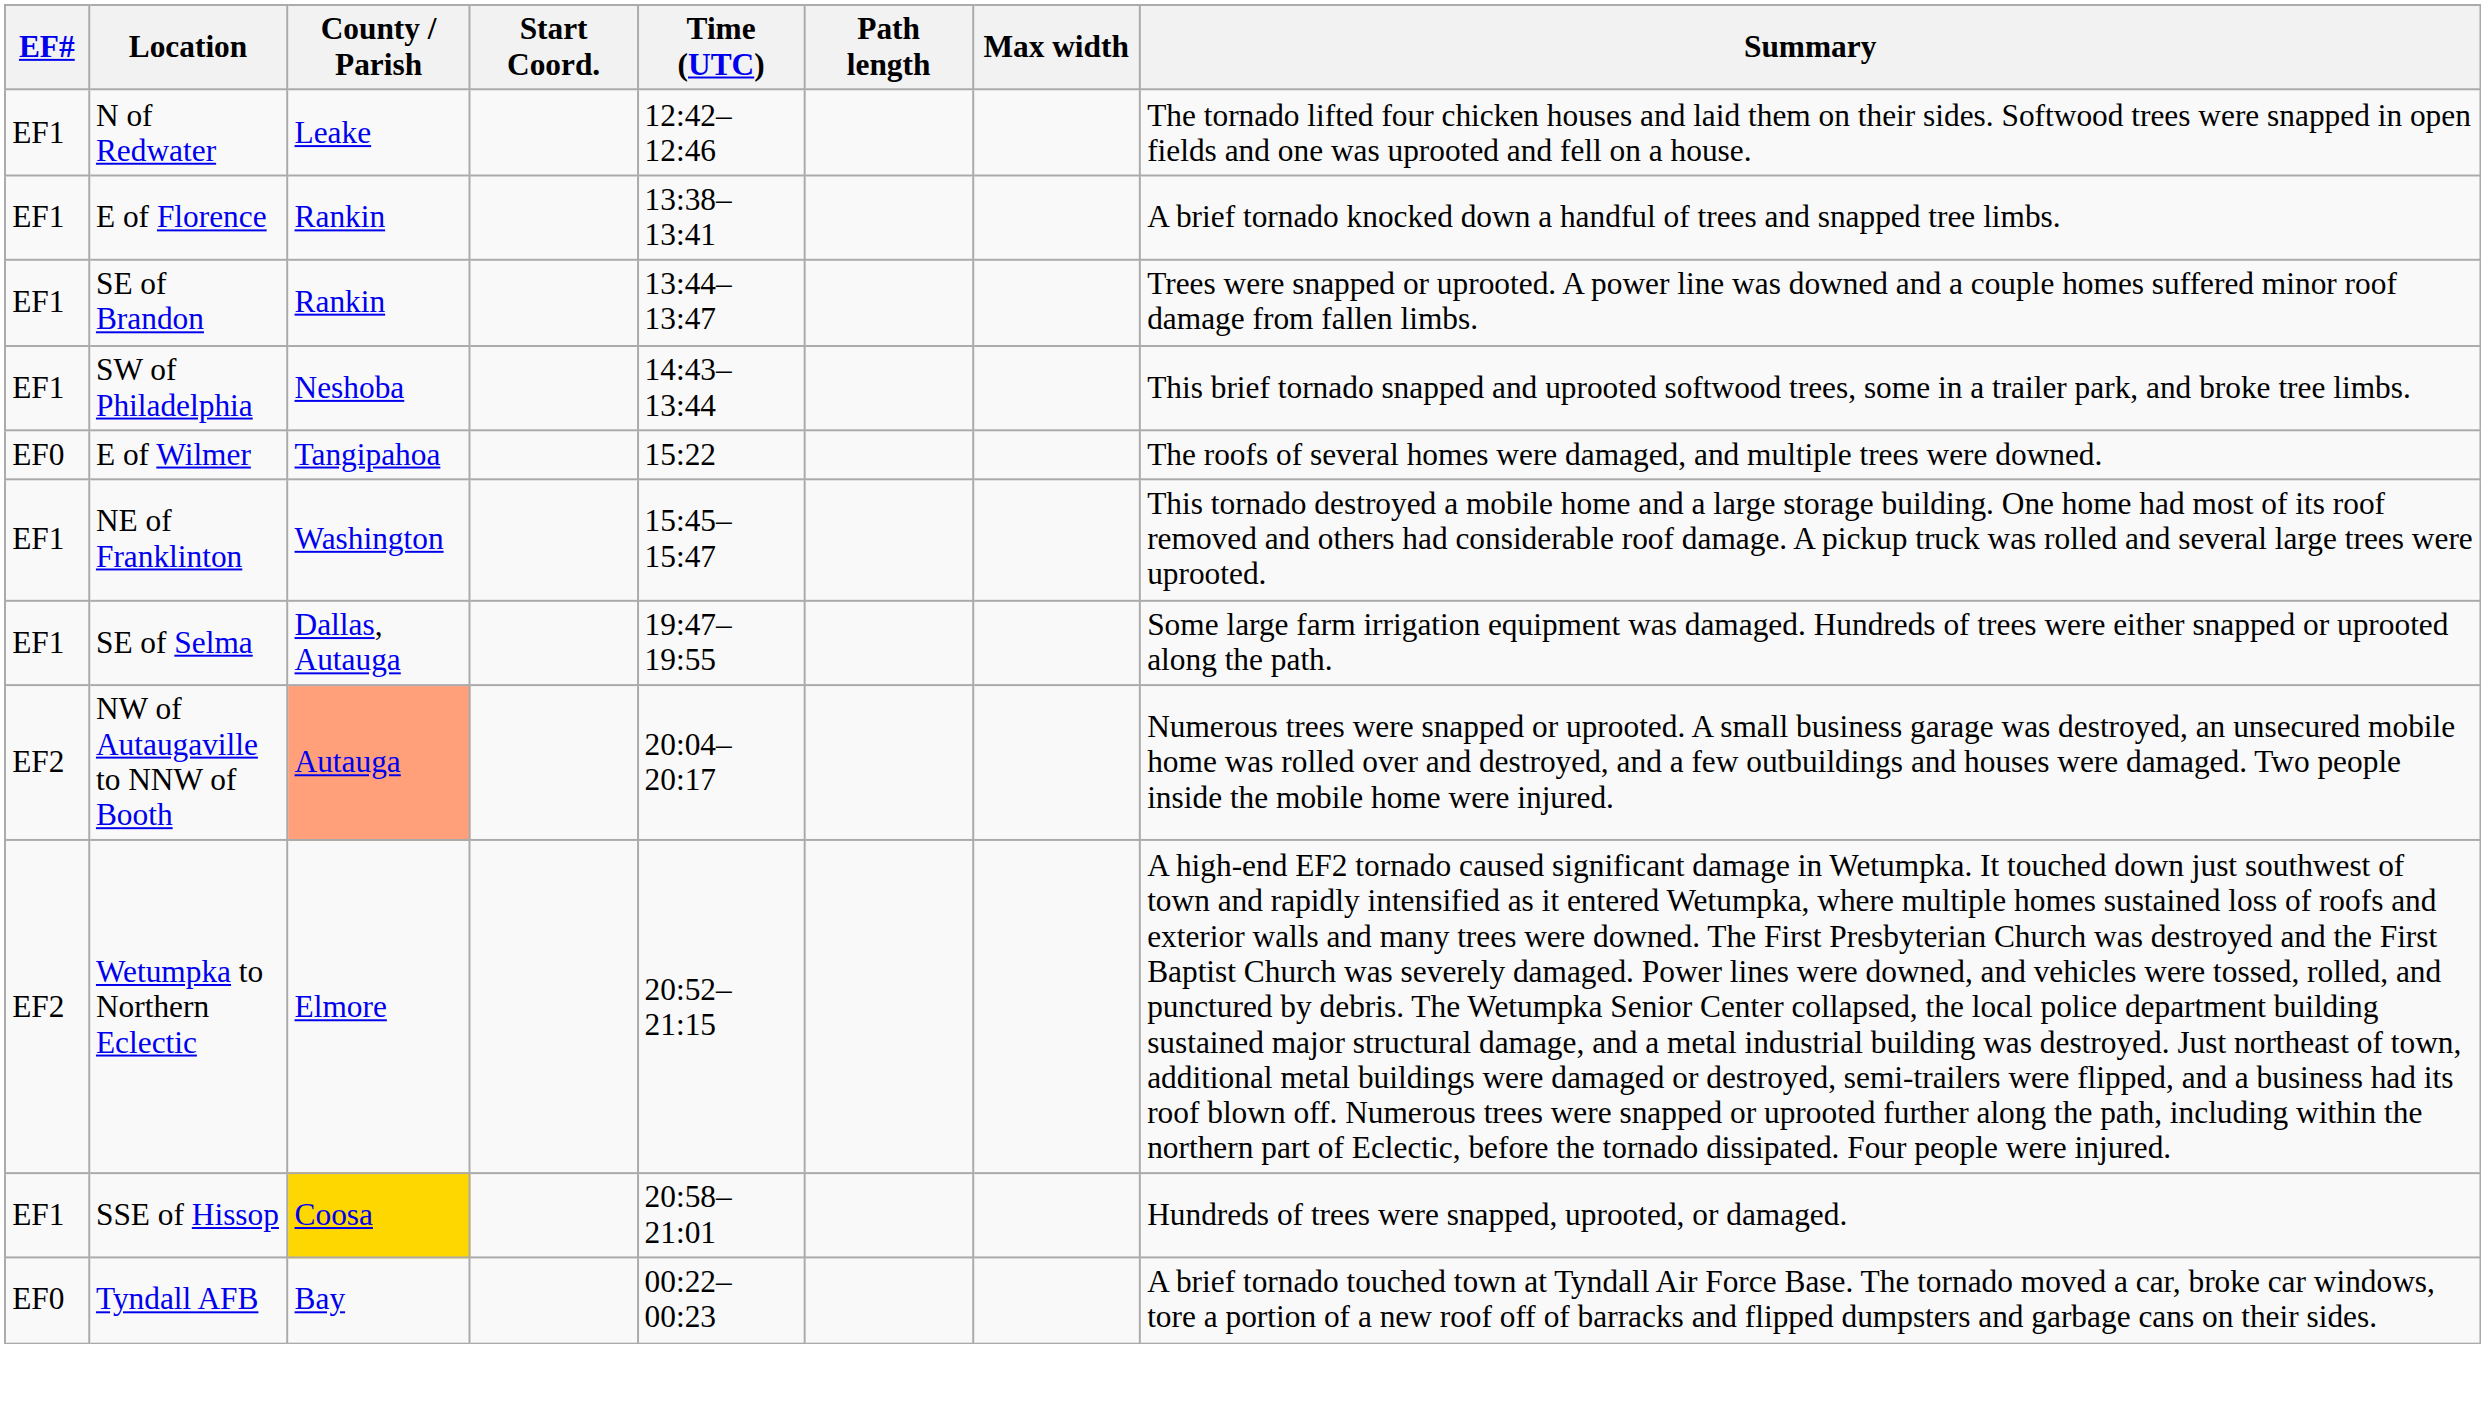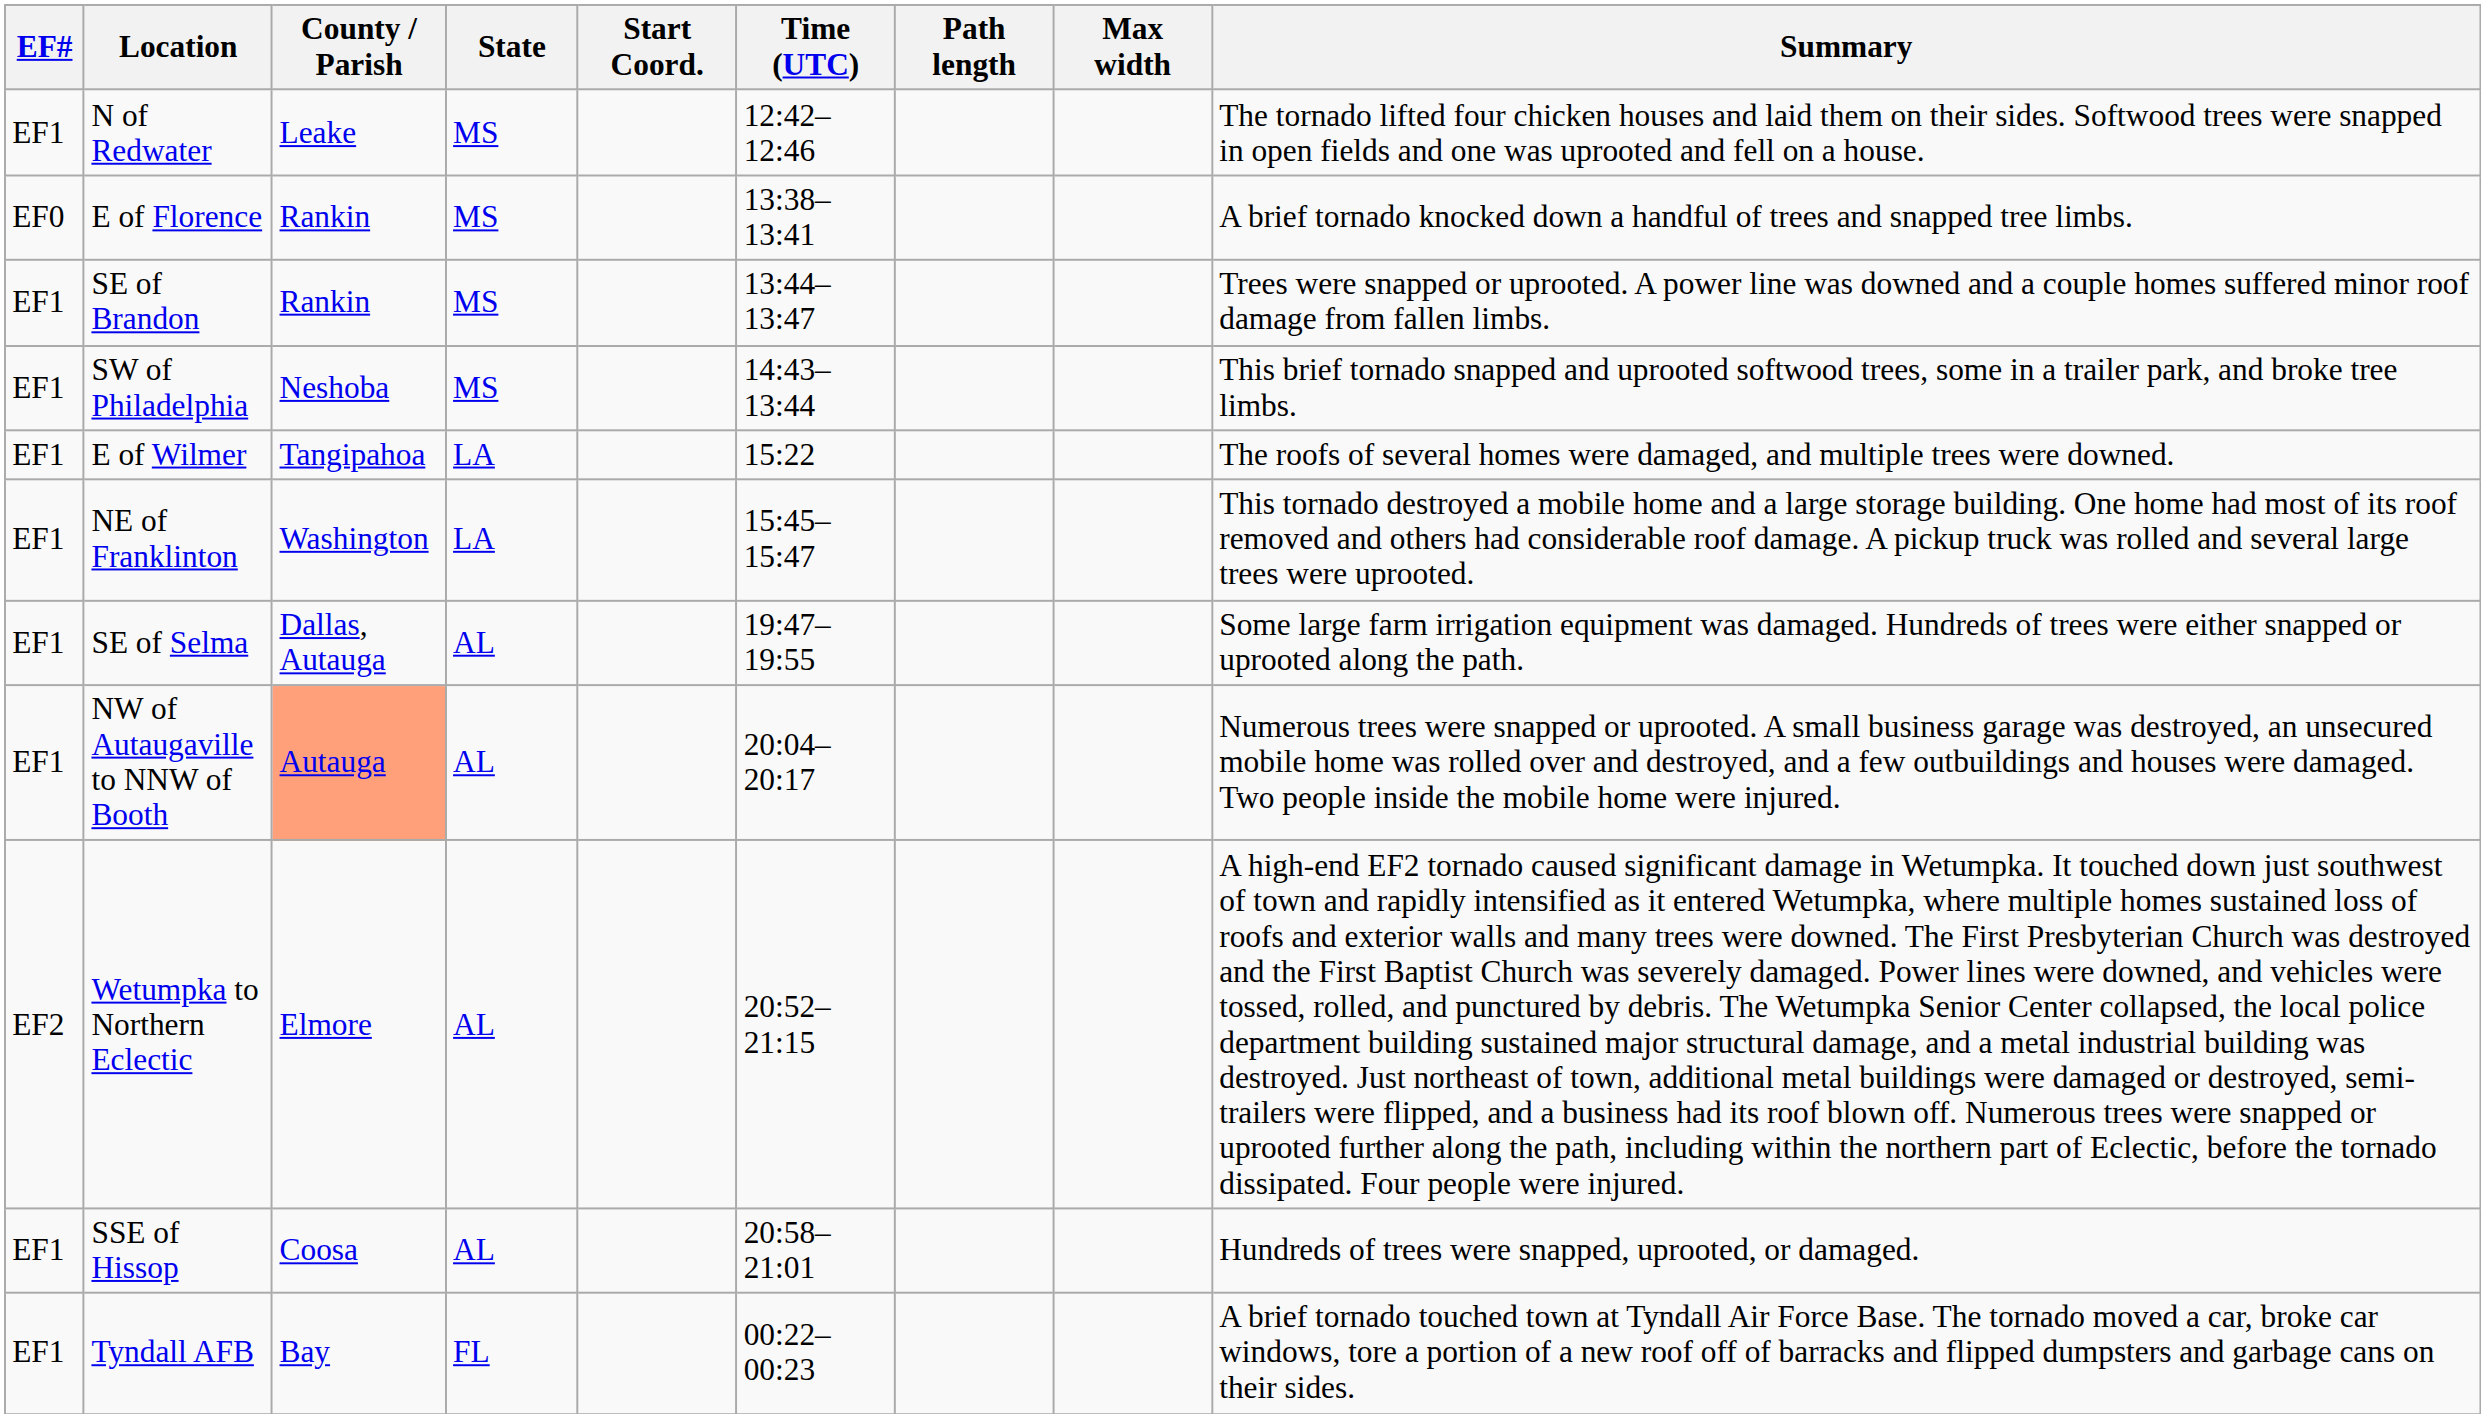+ column: (512, 47)
(38, 217) EF1 -> (38, 217) EF0
(38, 454) EF0 -> (38, 454) EF1
(38, 762) EF2 -> (38, 762) EF1
(334, 1214) gold background -> (319, 1249) no background
(38, 1299) EF0 -> (38, 1352) EF1
